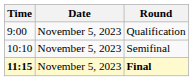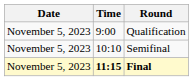columns swapped: (79, 13) <-> (20, 13)
